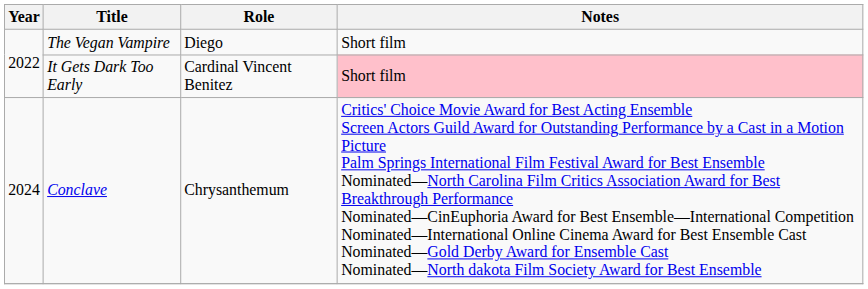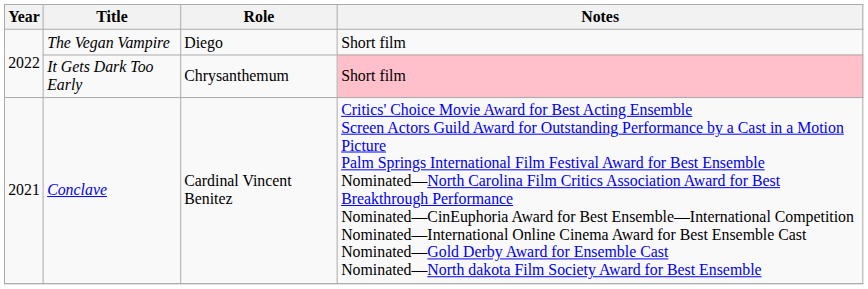(238, 76) Cardinal Vincent Benitez -> (237, 76) Chrysanthemum
(24, 190) 2024 -> (24, 190) 2021
(237, 190) Chrysanthemum -> (238, 190) Cardinal Vincent Benitez
